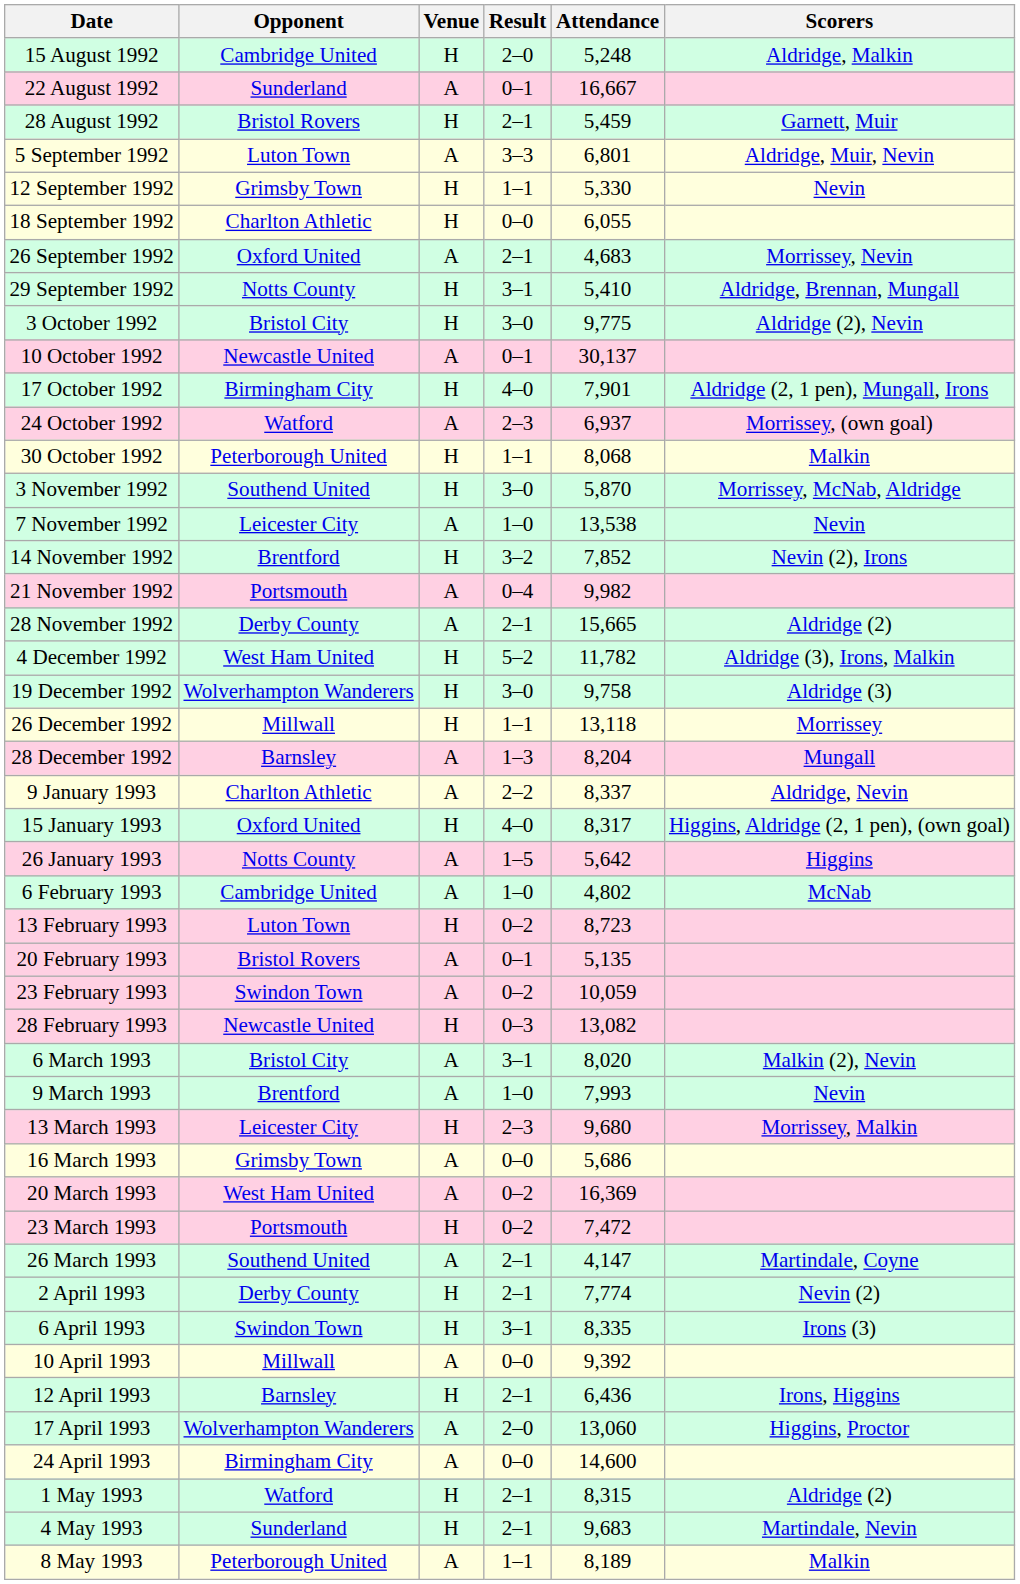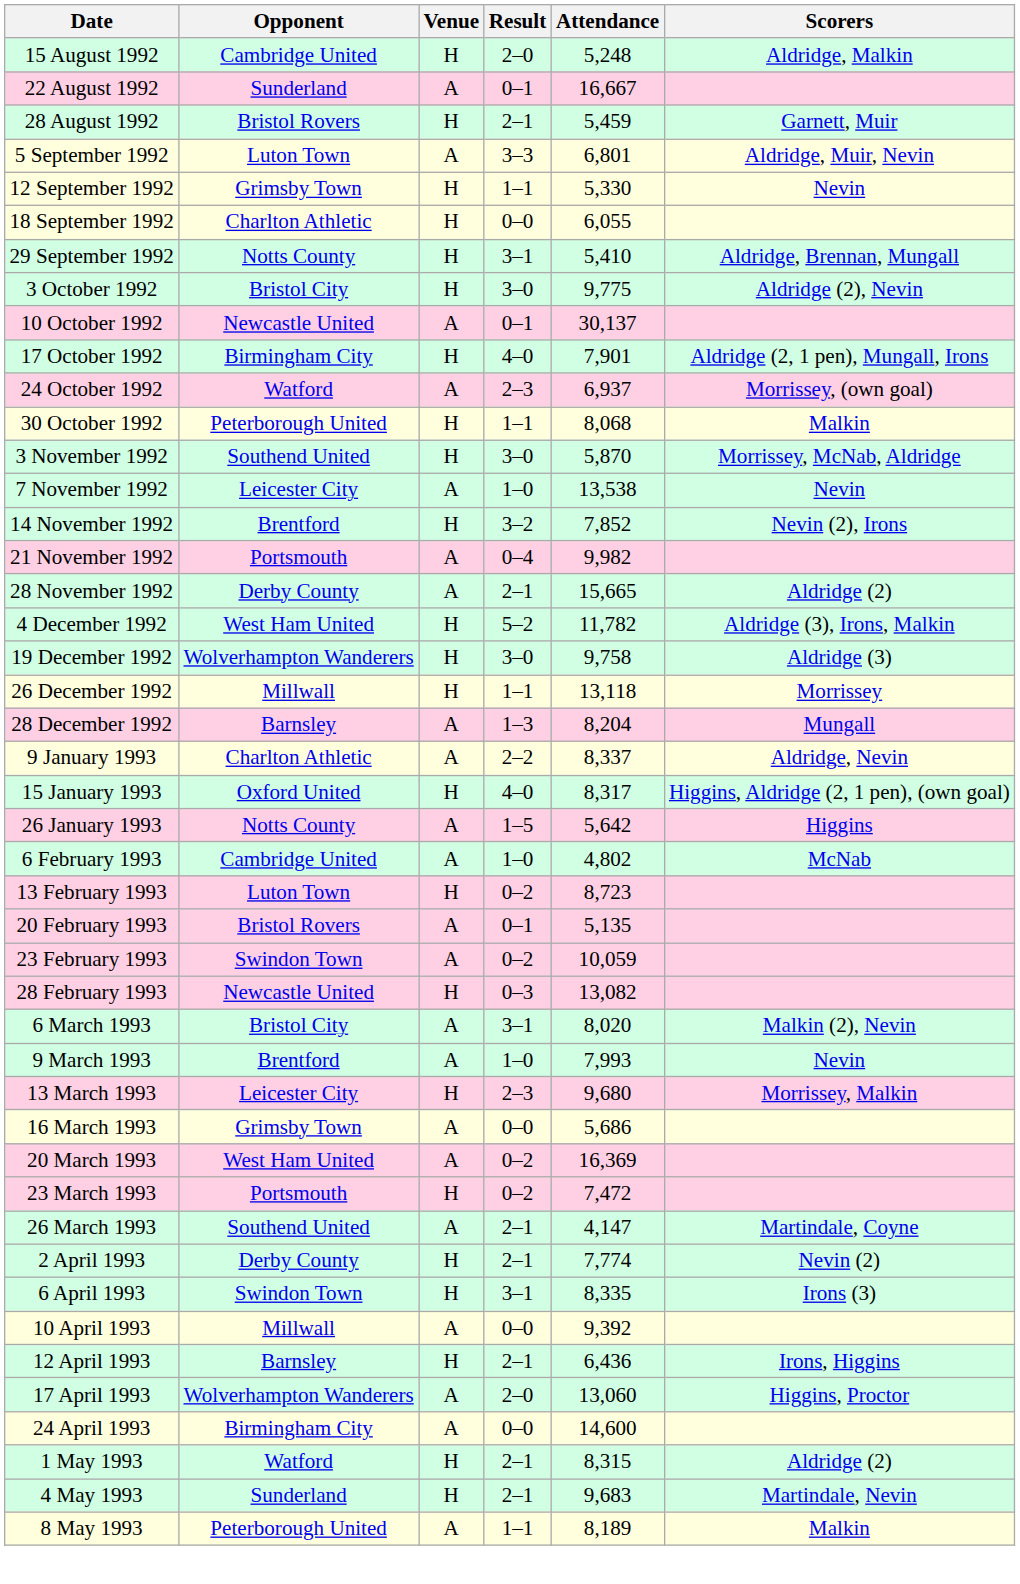- row: (92, 255)
